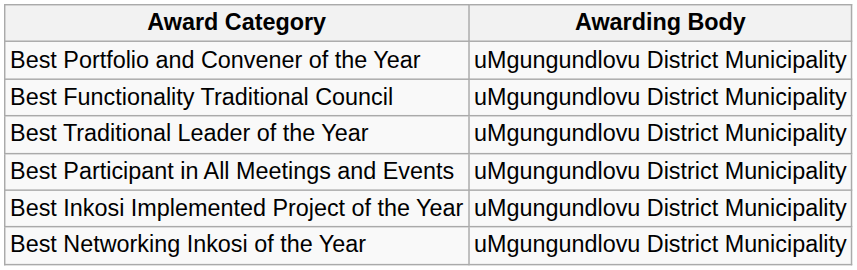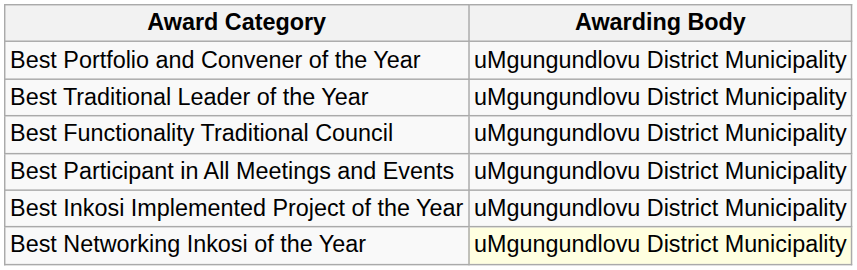rows swapped: (202, 97) <-> (189, 134)
(660, 245) no background -> (660, 245) lightyellow background
